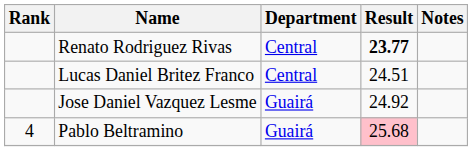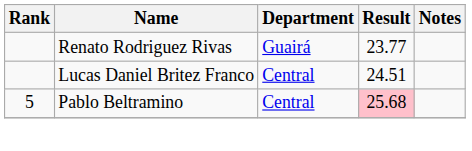(291, 46) Central -> (286, 46) Guairá
(389, 46) bold -> (386, 46) normal
- row: (158, 103)
(29, 131) 4 -> (29, 103) 5
(289, 131) Guairá -> (288, 103) Central
